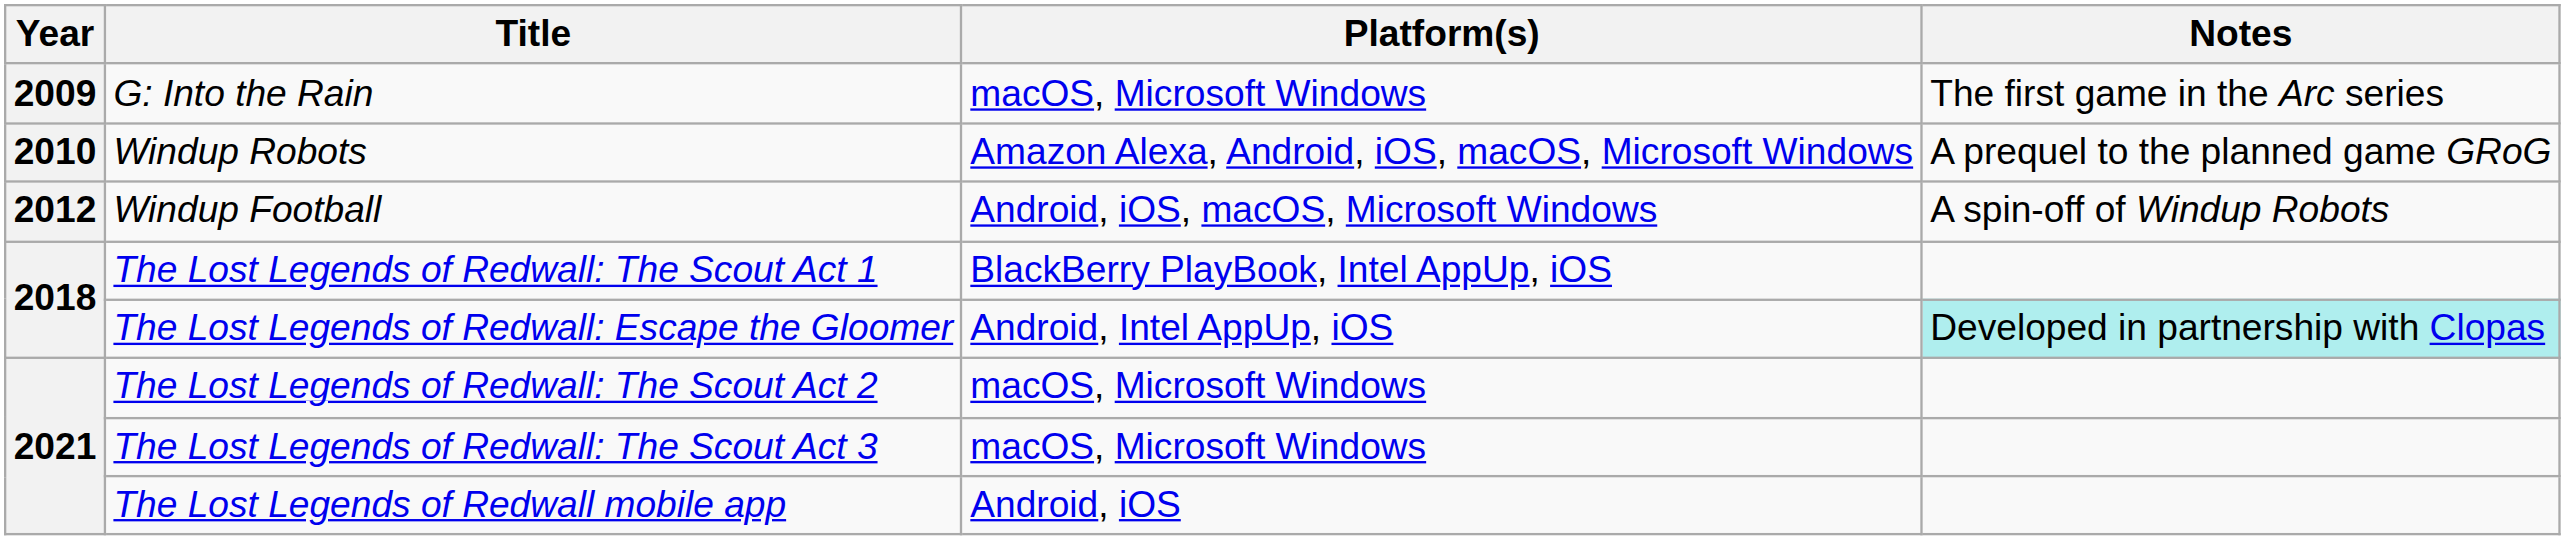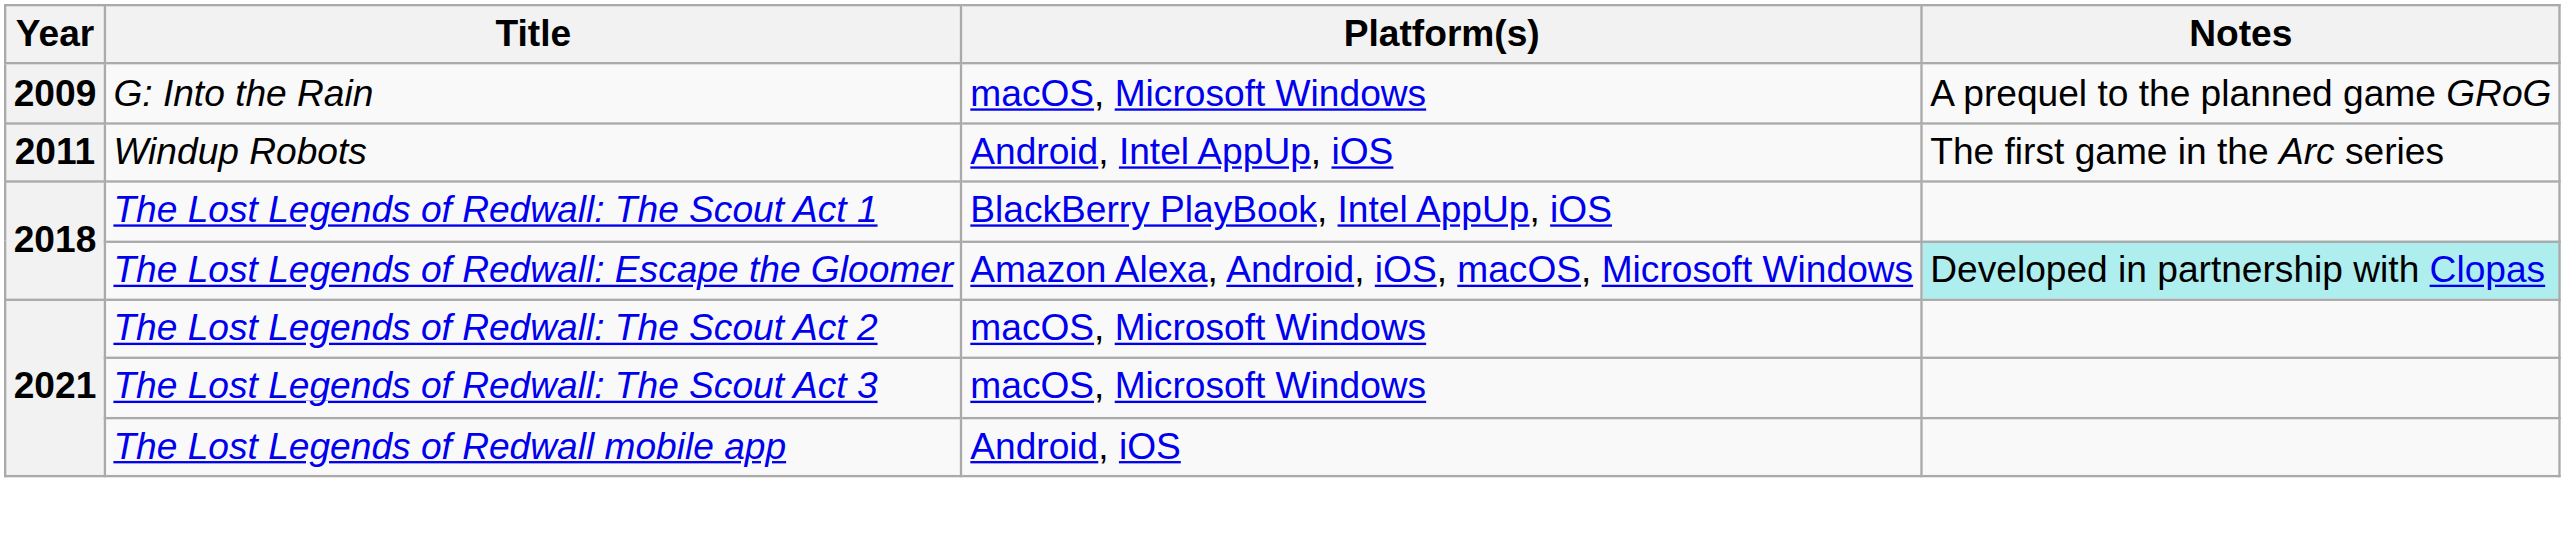(2187, 92) The first game in the Arc series -> (2241, 92) A prequel to the planned game GRoG
(55, 151) 2010 -> (55, 151) 2011
(1442, 151) Amazon Alexa, Android, iOS, macOS, Microsoft Windows -> (1182, 151) Android, Intel AppUp, iOS
(2241, 151) A prequel to the planned game GRoG -> (2187, 151) The first game in the Arc series
- row: (247, 210)
(1182, 328) Android, Intel AppUp, iOS -> (1442, 269) Amazon Alexa, Android, iOS, macOS, Microsoft Windows
